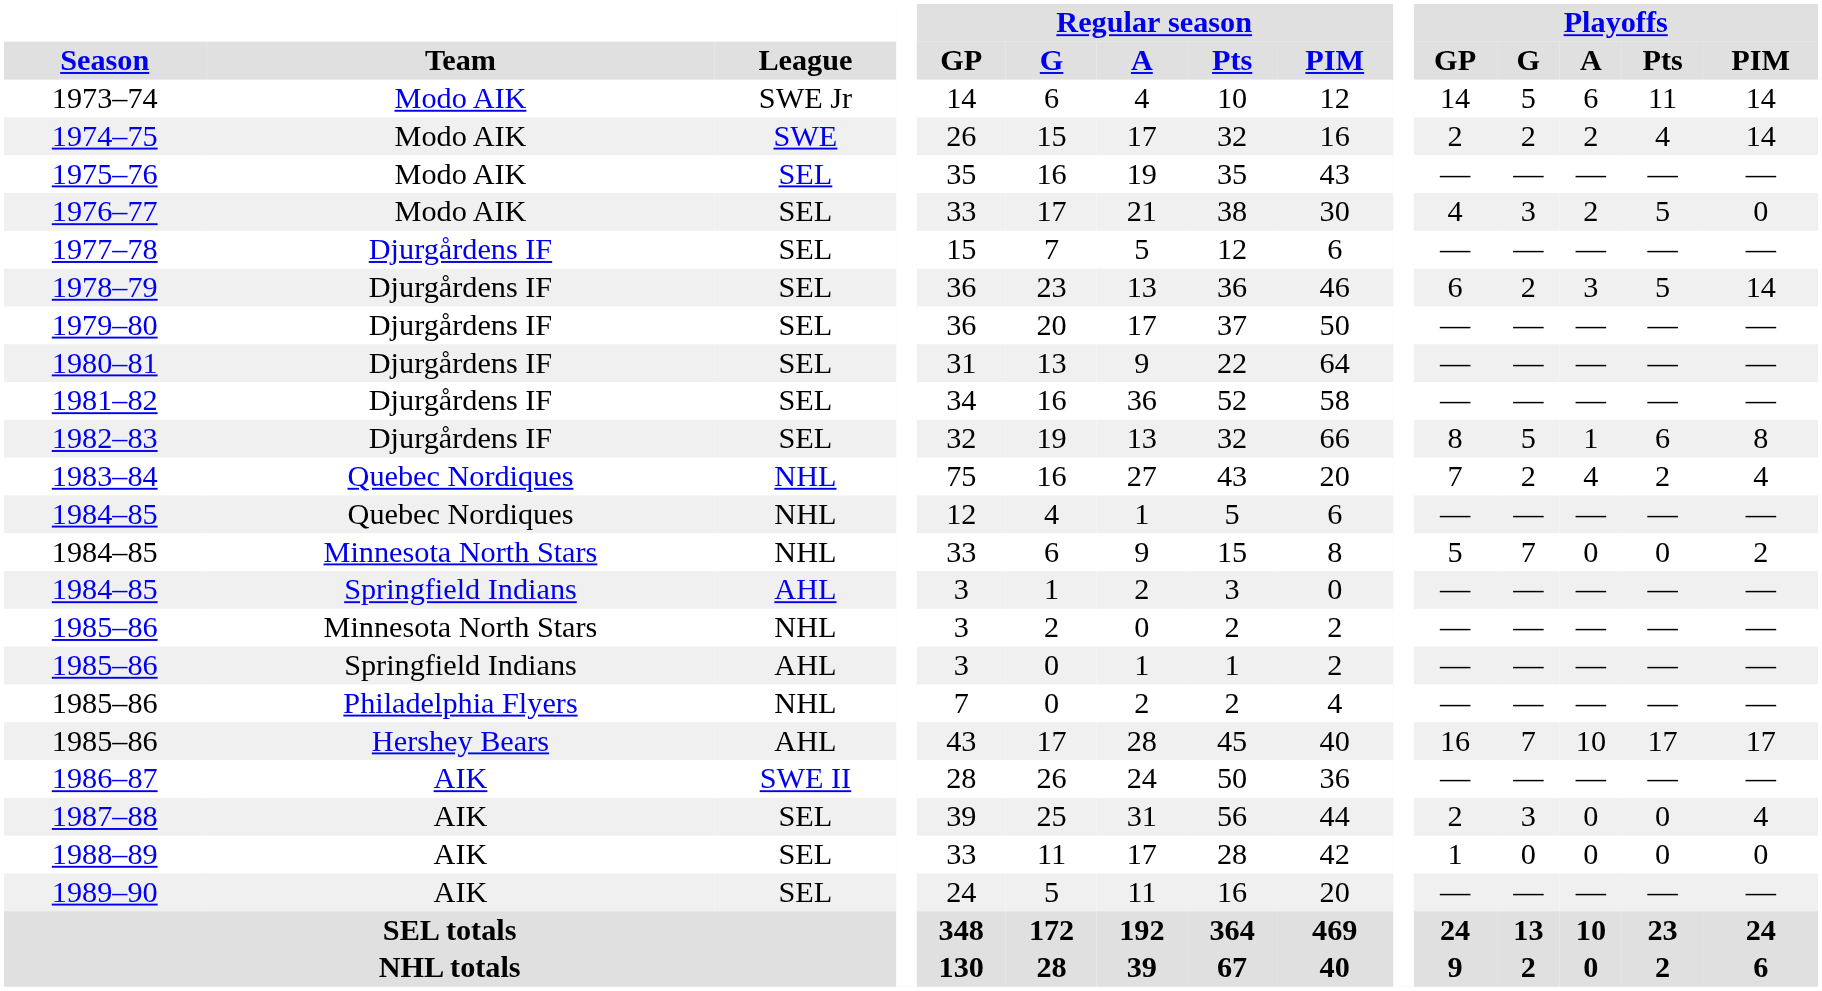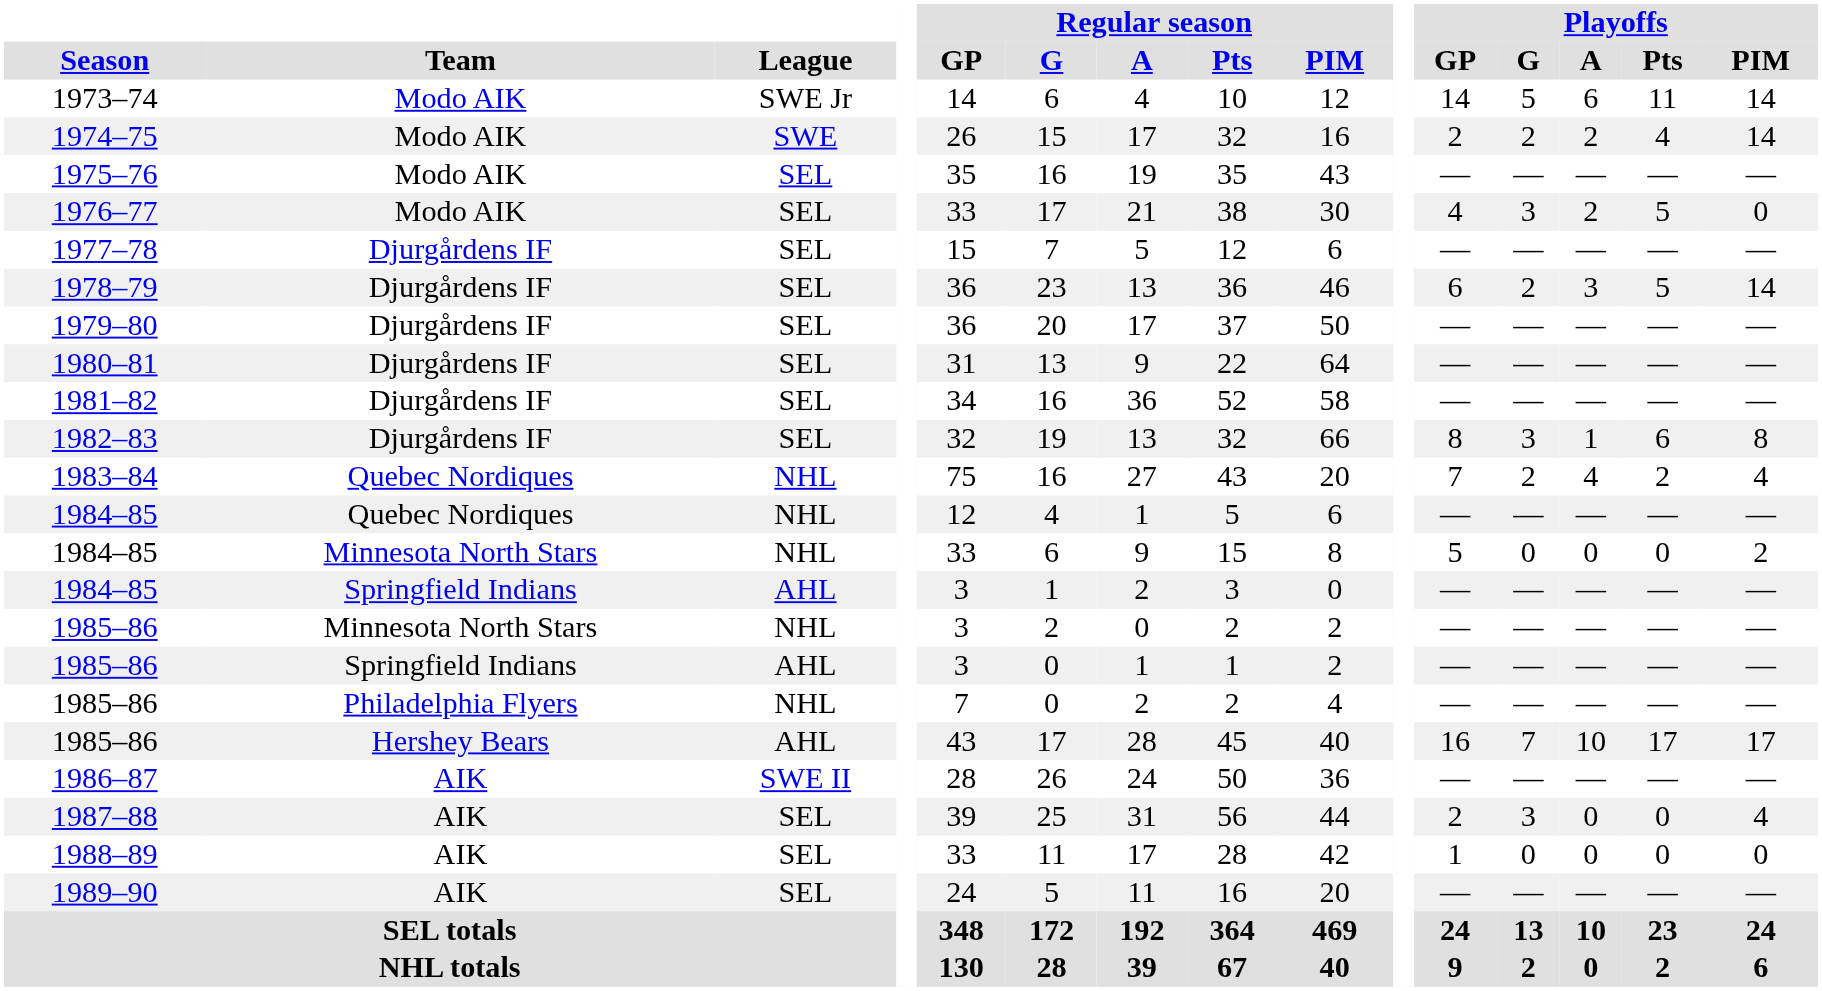(1528, 438) 5 -> (1528, 438) 3
(1528, 551) 7 -> (1528, 551) 0
